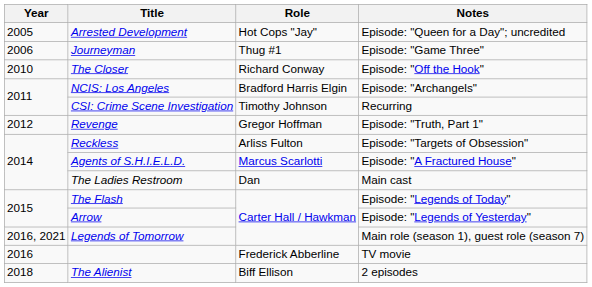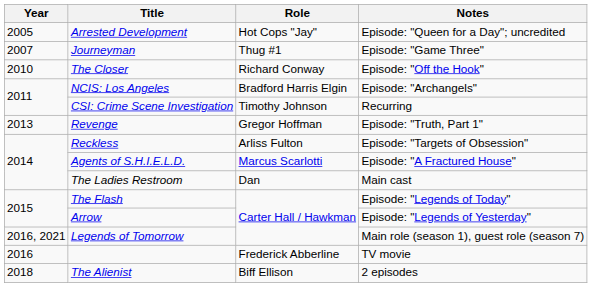(20, 50) 2006 -> (20, 50) 2007
(20, 124) 2012 -> (20, 124) 2013
